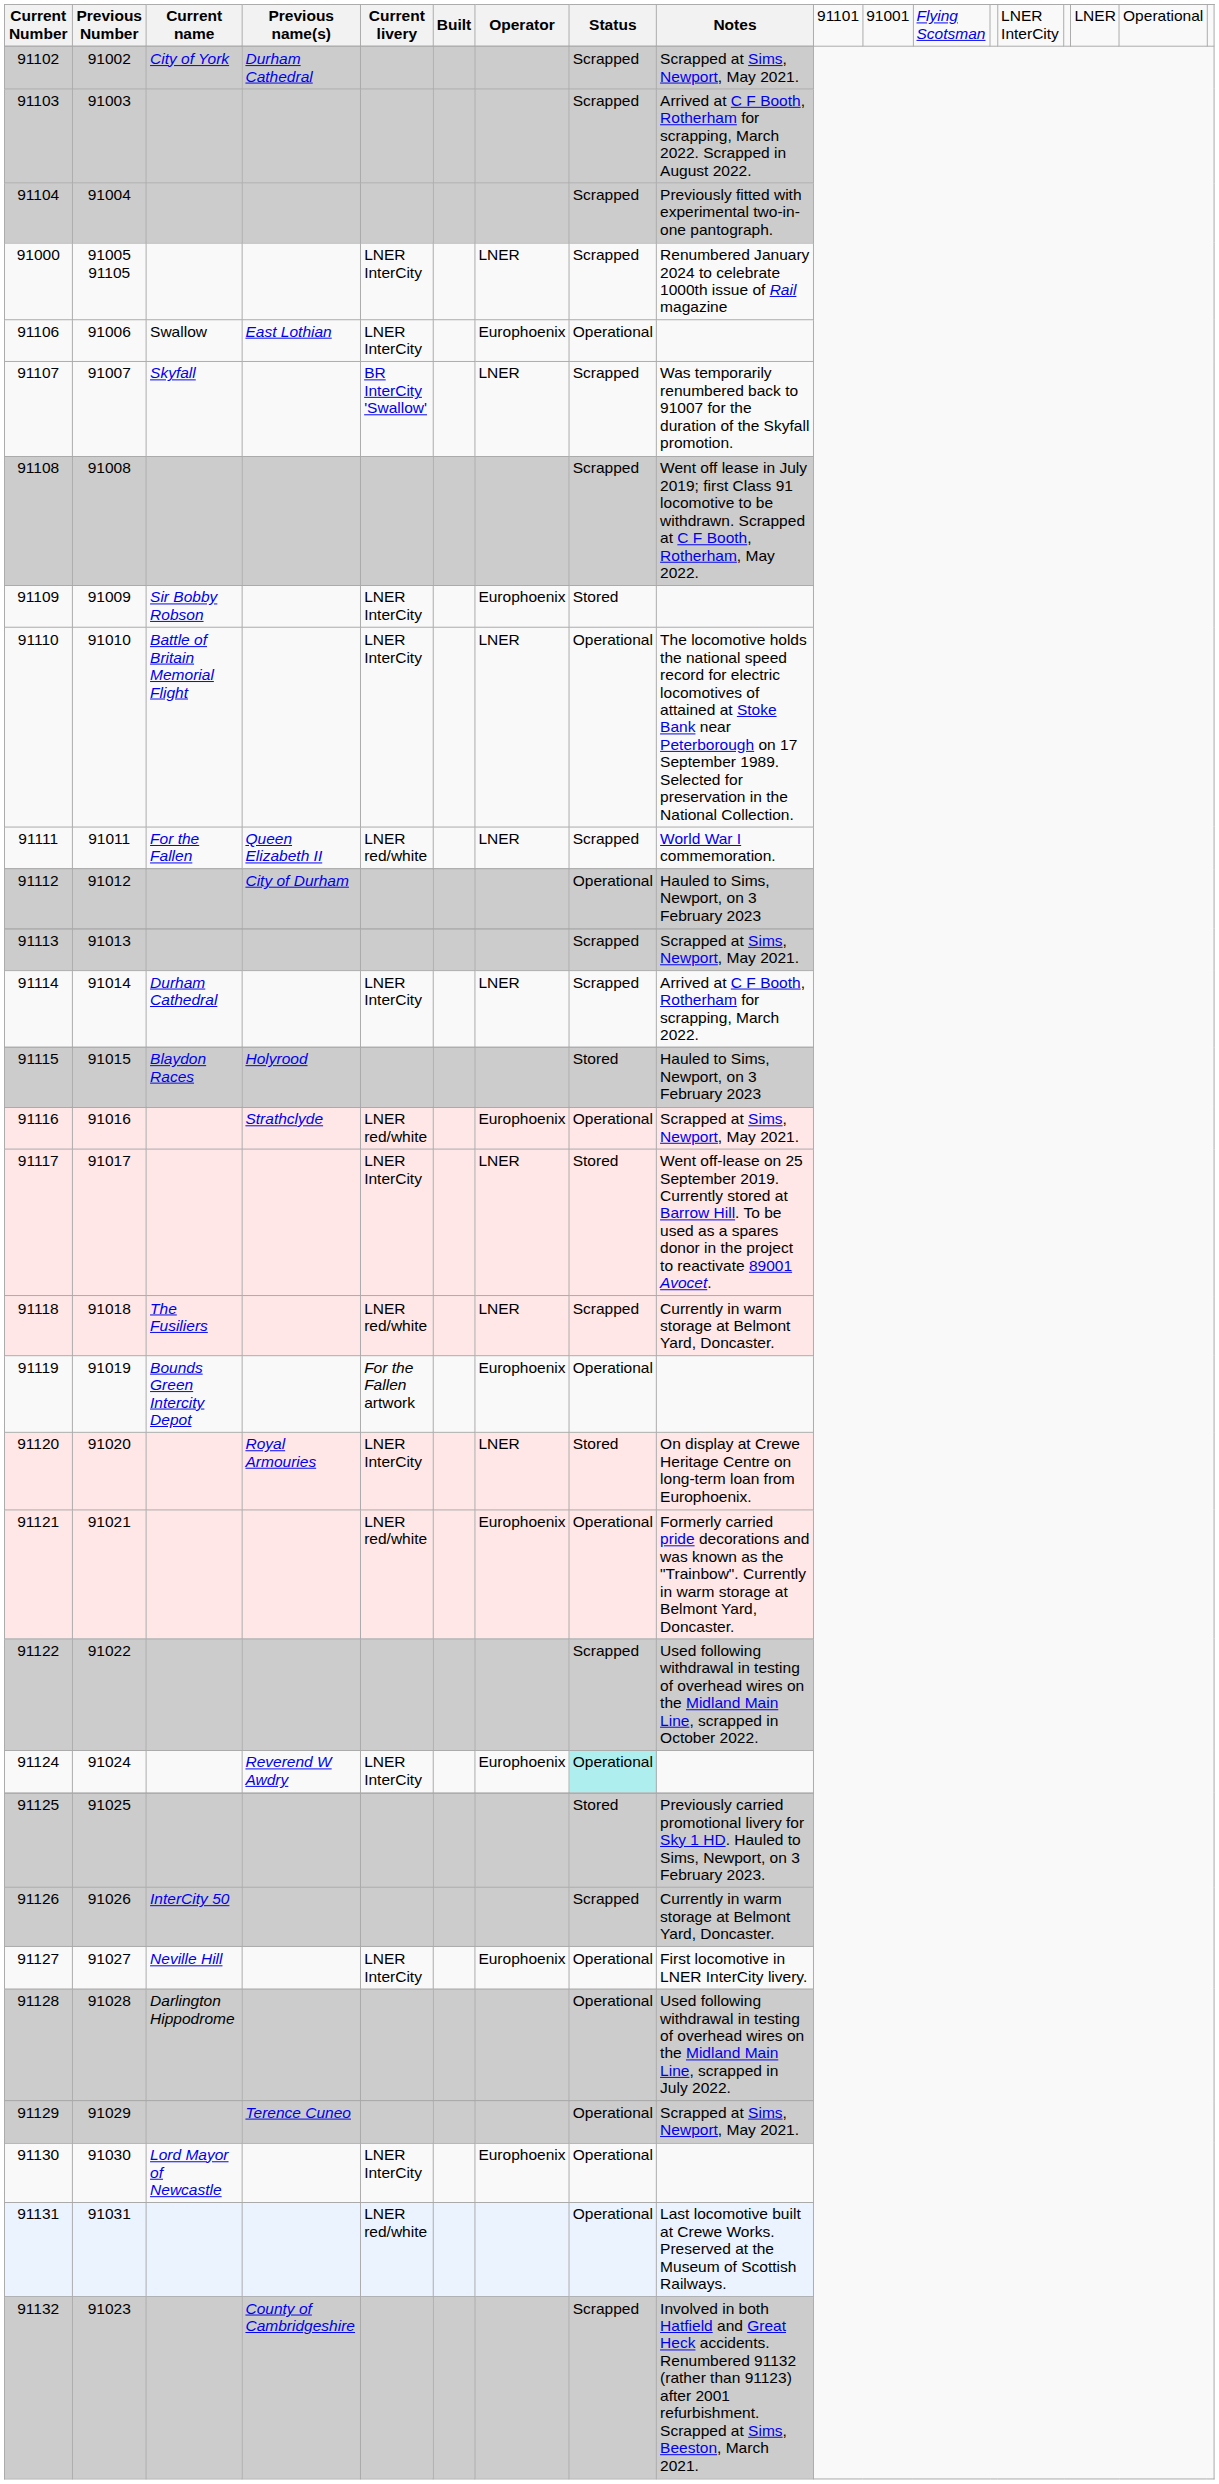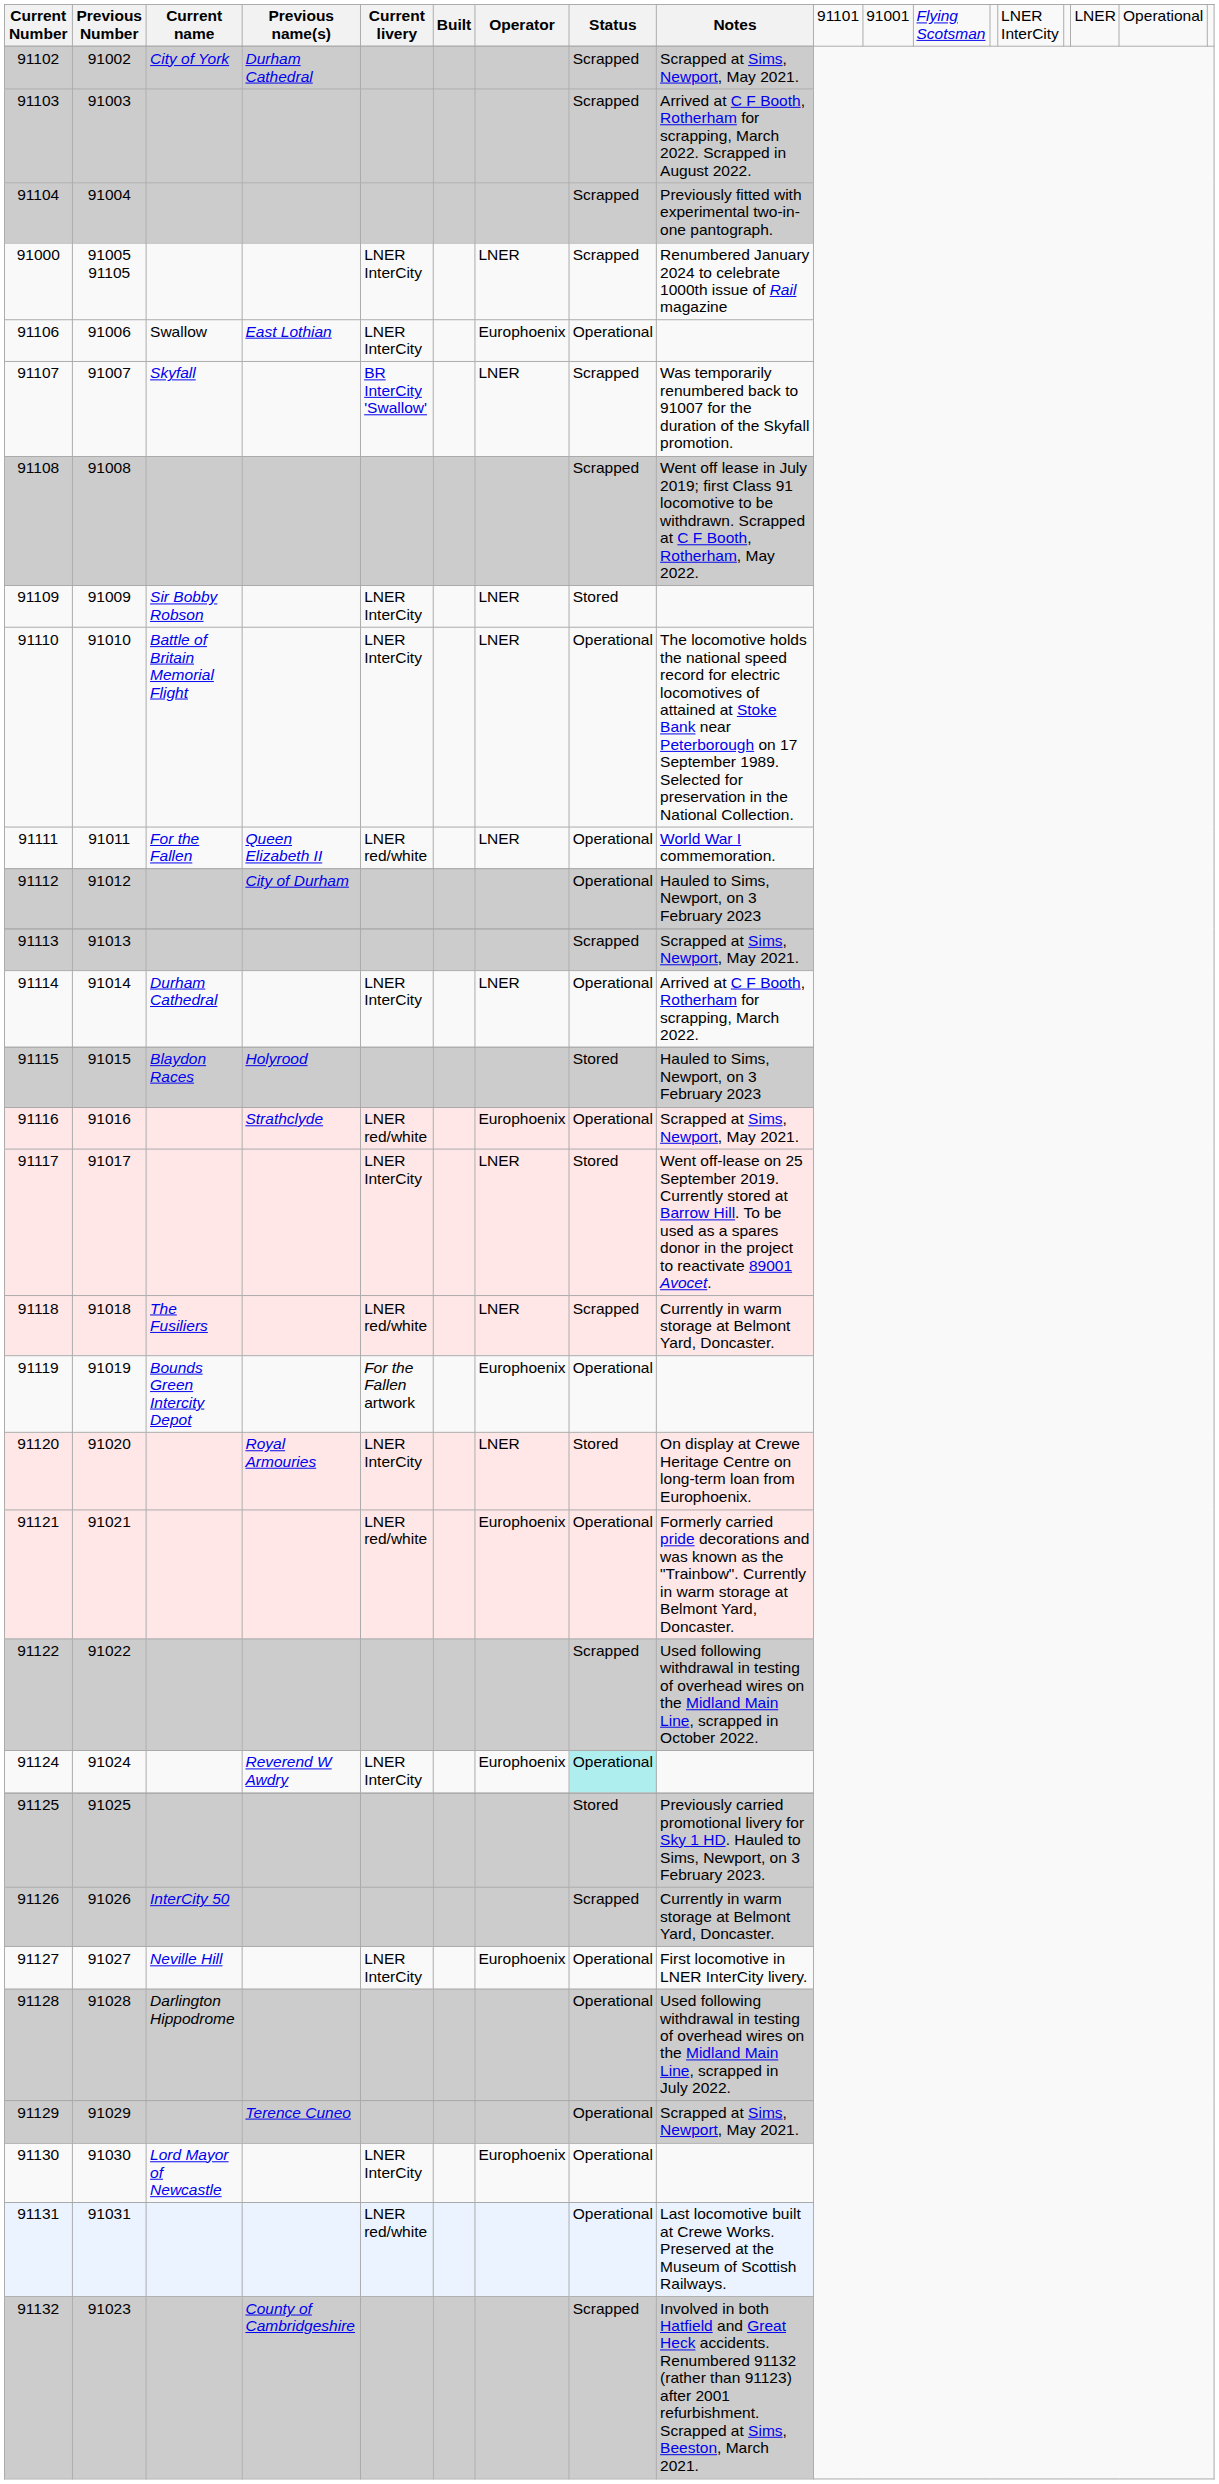(522, 597) Europhoenix -> (499, 597) LNER
(606, 839) Scrapped -> (613, 839) Operational
(606, 982) Scrapped -> (613, 982) Operational
